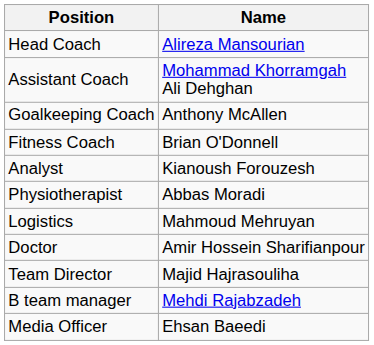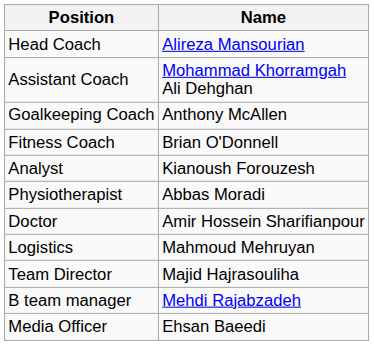rows swapped: (33, 247) <-> (41, 221)
